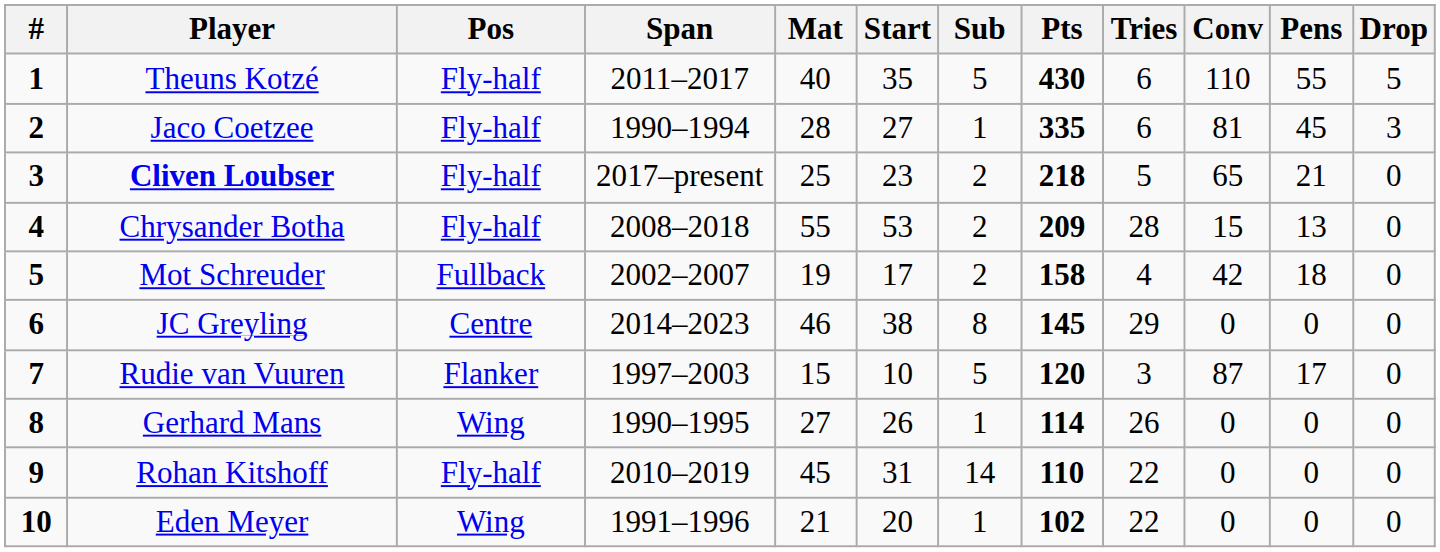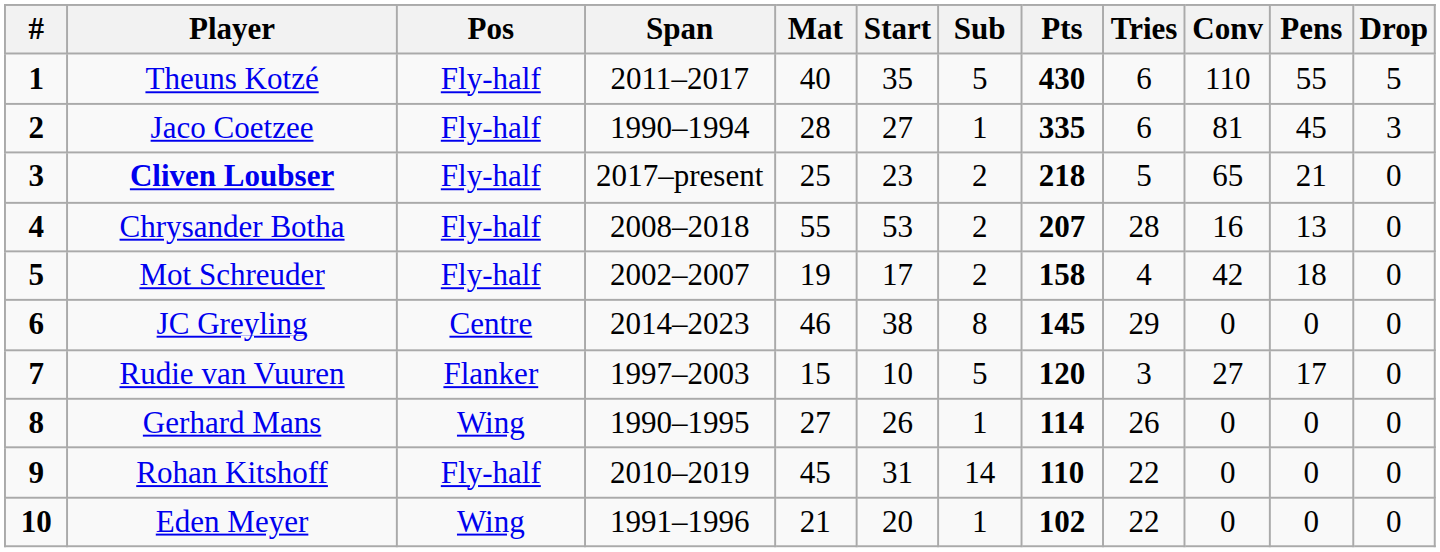(1062, 226) 209 -> (1062, 226) 207
(1228, 226) 15 -> (1228, 226) 16
(491, 275) Fullback -> (491, 275) Fly-half
(1228, 373) 87 -> (1228, 373) 27
